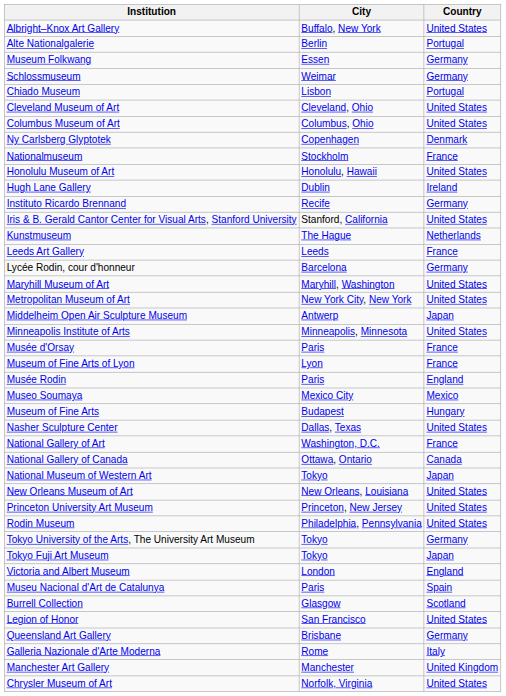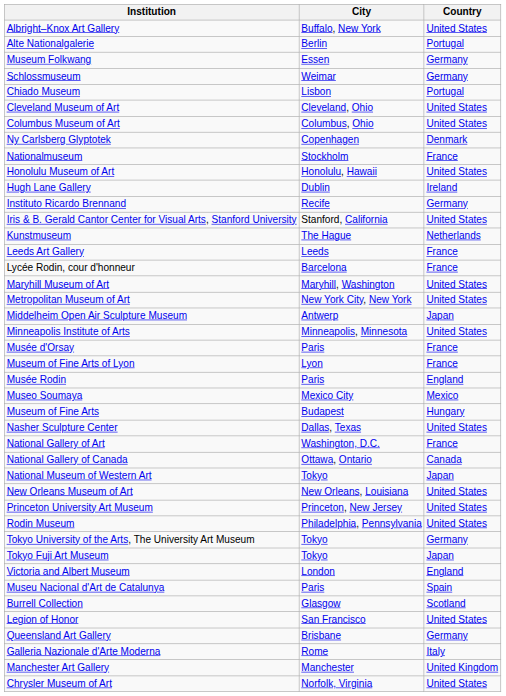(447, 268) Germany -> (442, 268) France
